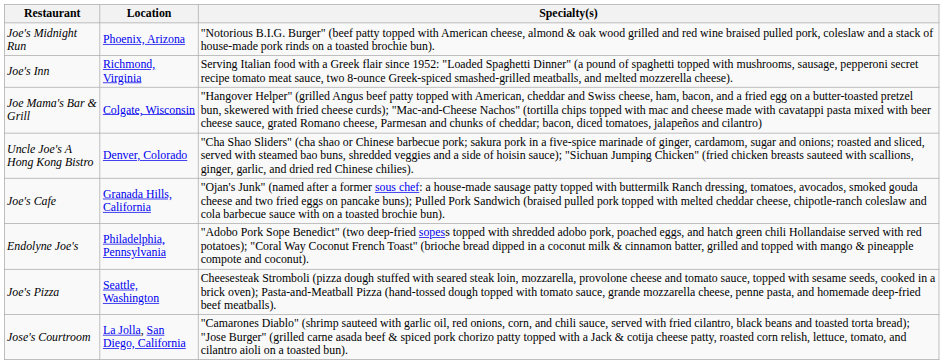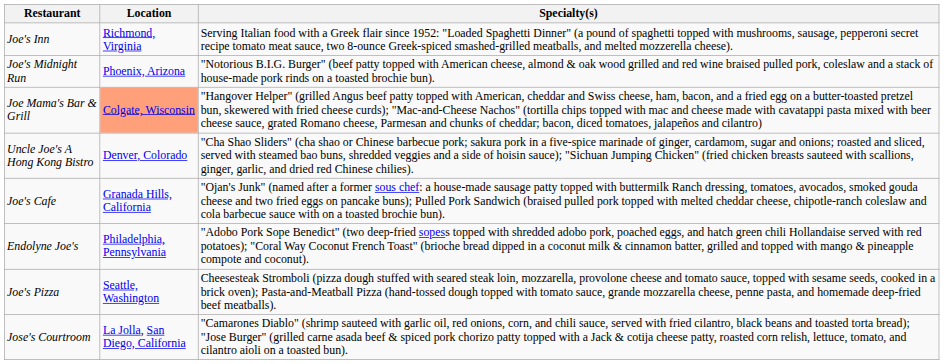rows swapped: (42, 39) <-> (28, 71)
(149, 110) no background -> (149, 110) lightsalmon background
